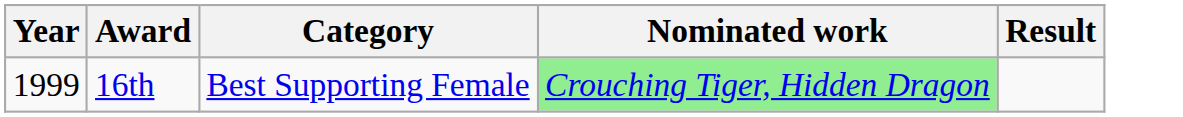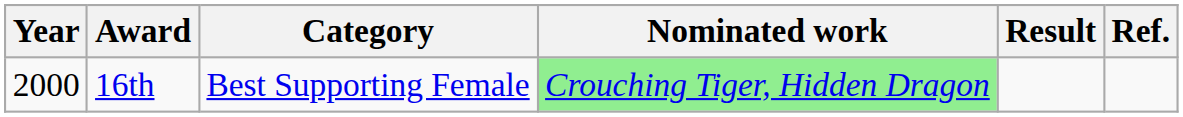+ column: (1141, 31)
(46, 84) 1999 -> (46, 84) 2000
